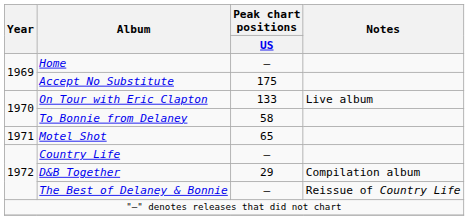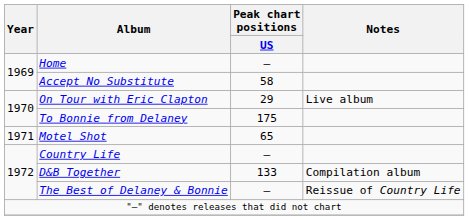(267, 81) 175 -> (267, 81) 58
(267, 99) 133 -> (267, 99) 29
(267, 118) 58 -> (267, 118) 175
(267, 172) 29 -> (267, 172) 133
